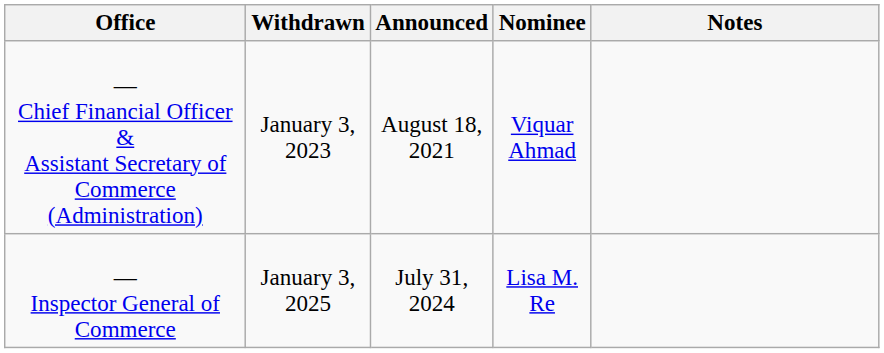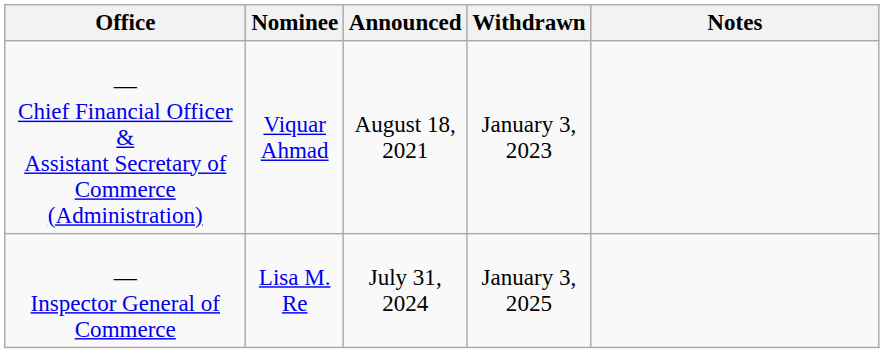columns swapped: (542, 22) <-> (308, 22)
